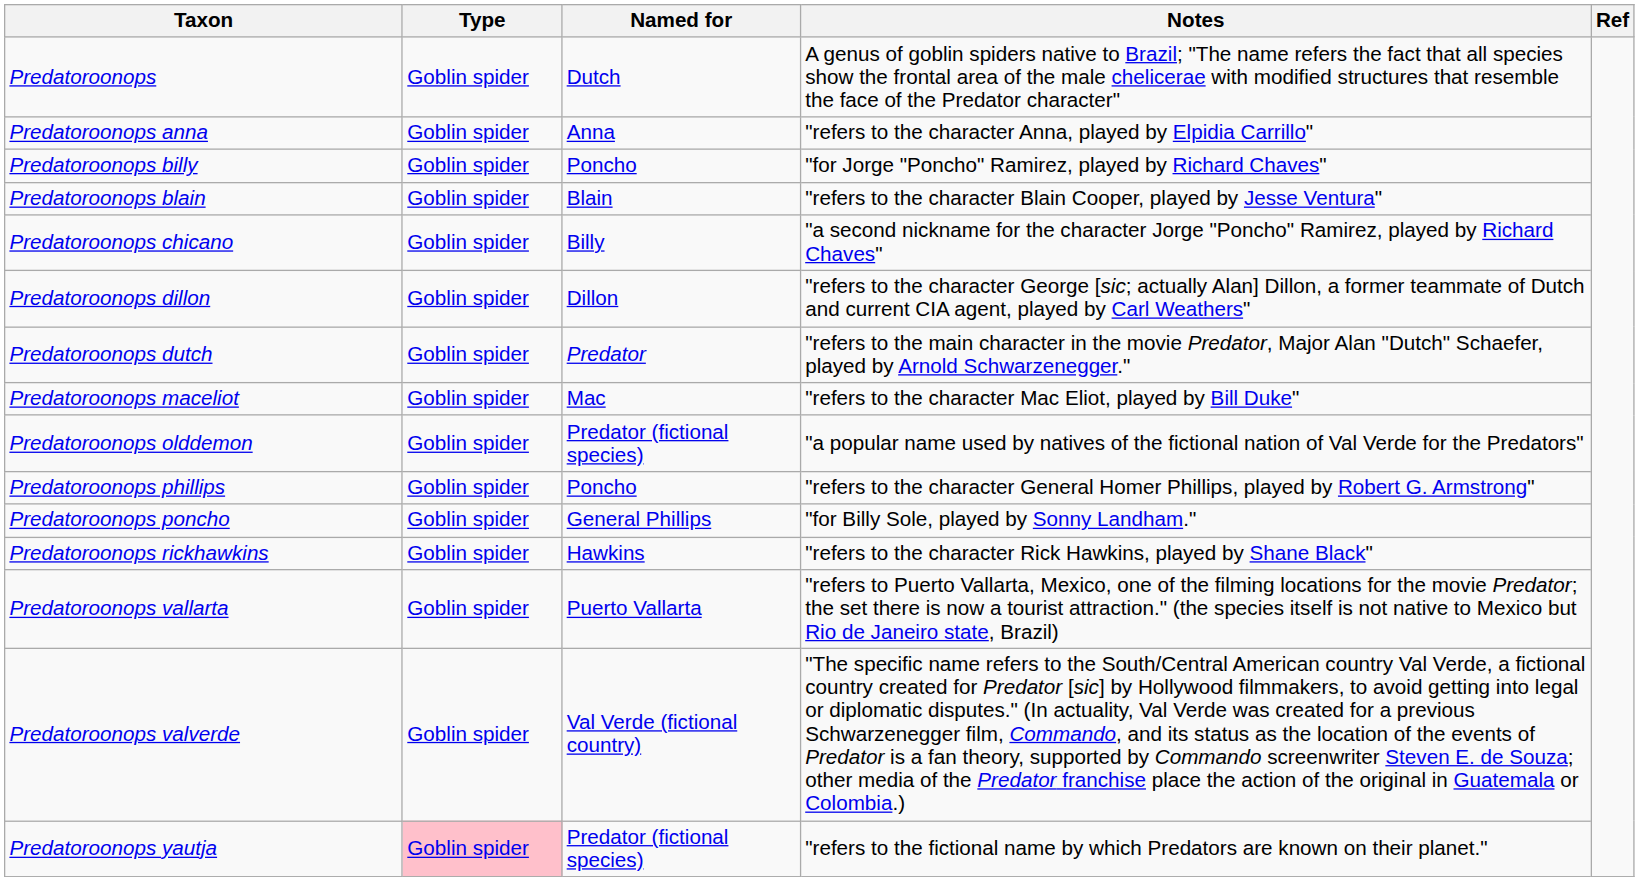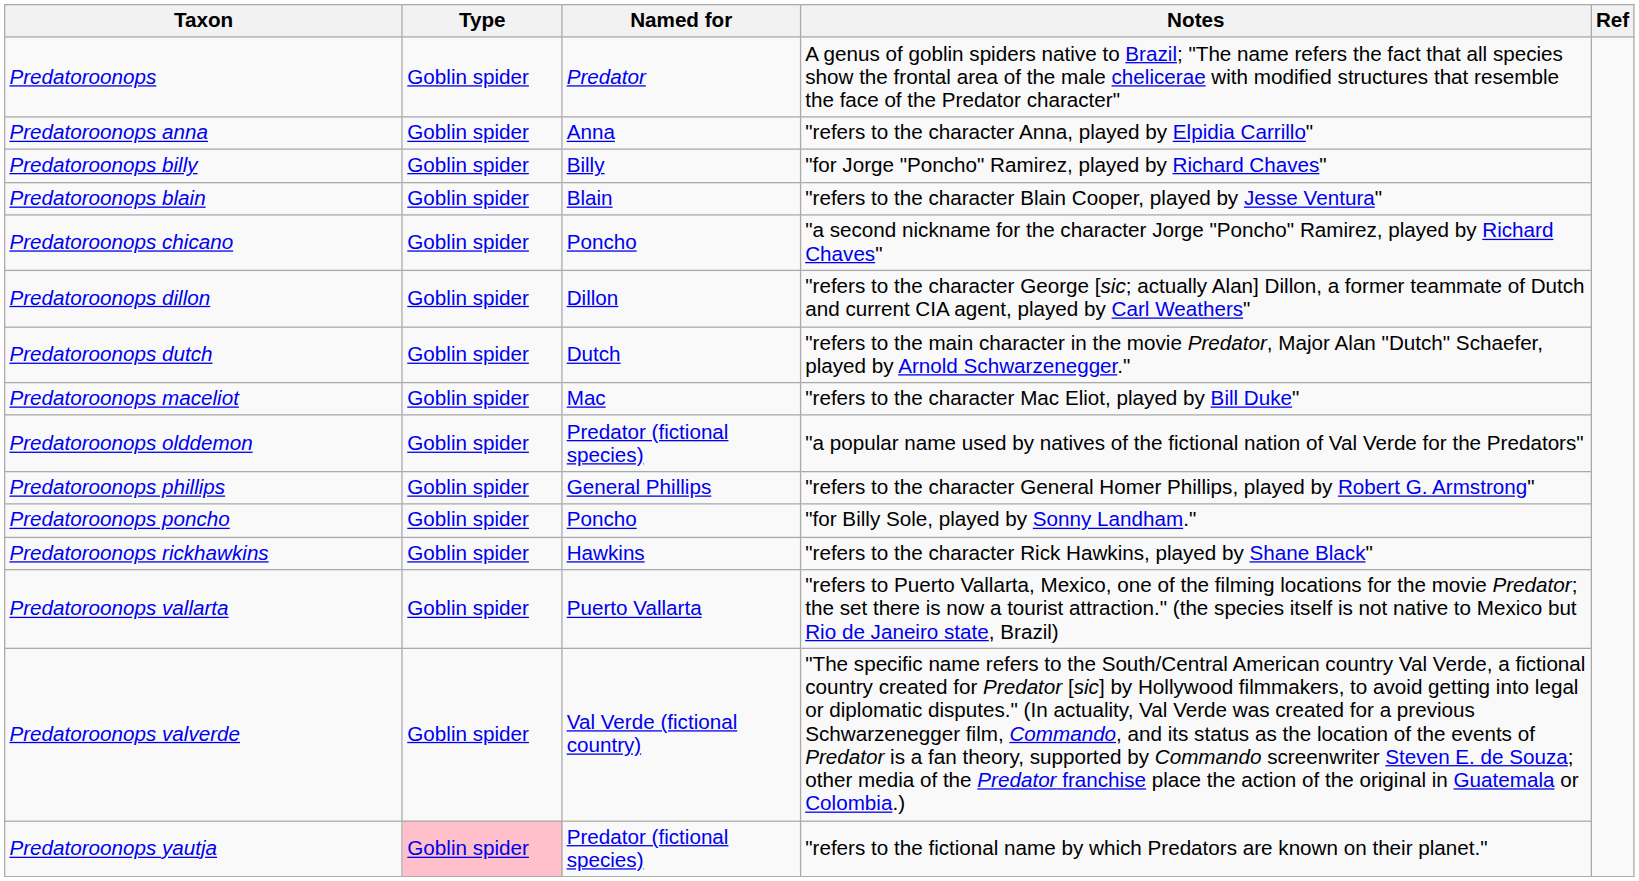(594, 76) Dutch -> (606, 76) Predator
(602, 165) Poncho -> (586, 165) Billy
(586, 242) Billy -> (602, 242) Poncho
(606, 354) Predator -> (594, 354) Dutch
(602, 487) Poncho -> (639, 487) General Phillips
(639, 520) General Phillips -> (602, 520) Poncho
